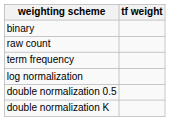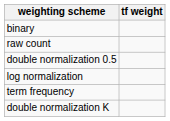rows swapped: (40, 60) <-> (62, 92)
